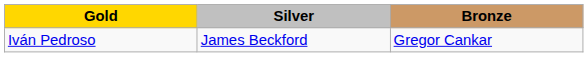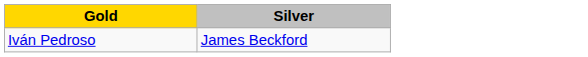- column: (487, 16)
